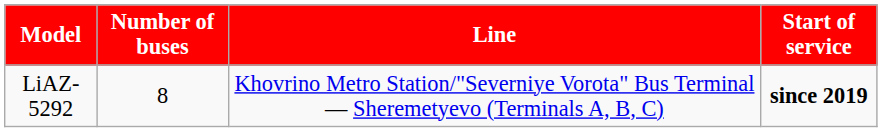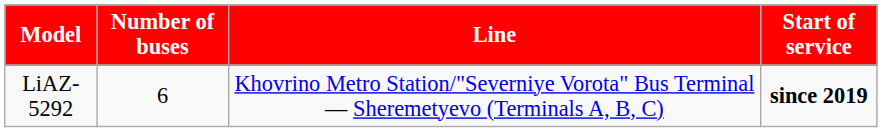(163, 95) 8 -> (163, 95) 6
